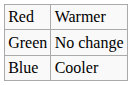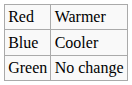rows swapped: (28, 42) <-> (23, 67)
